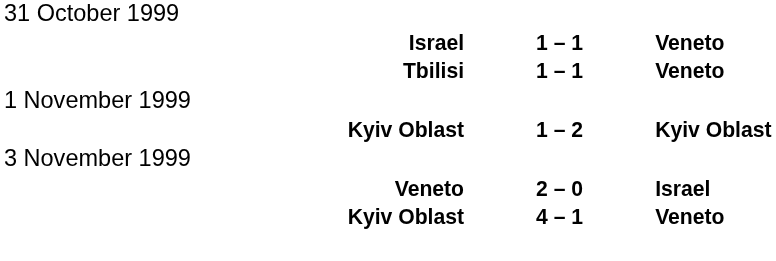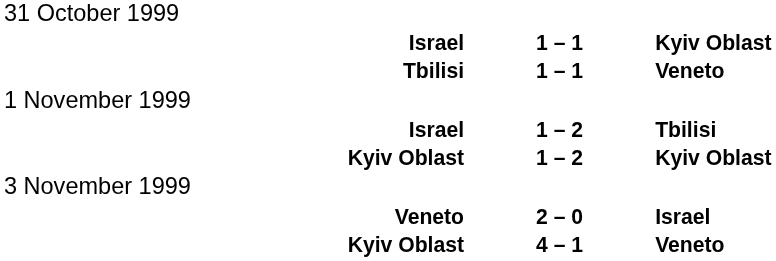(690, 43) Veneto -> (713, 43) Kyiv Oblast
+ row: (436, 130)
